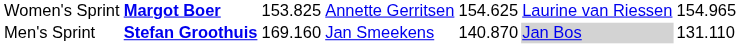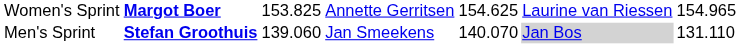(291, 33) 169.160 -> (291, 33) 139.060
(488, 33) 140.870 -> (488, 33) 140.070
